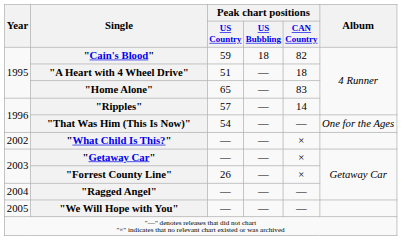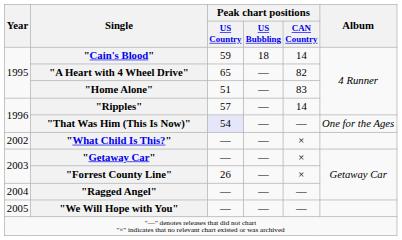(301, 55) 82 -> (301, 55) 14
(225, 72) 51 -> (225, 72) 65
(301, 72) 18 -> (301, 72) 82
(225, 89) 65 -> (225, 89) 51
(225, 123) no background -> (225, 123) lavender background
